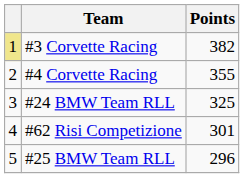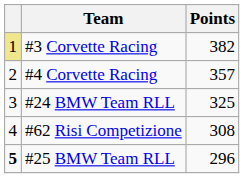(222, 74) 355 -> (222, 74) 357
(222, 131) 301 -> (222, 131) 308
(13, 159) normal -> (13, 159) bold
